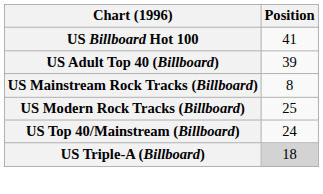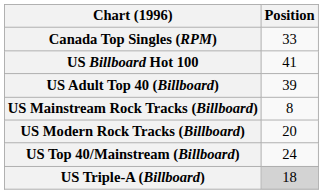+ row: (133, 39)
(290, 108) 25 -> (290, 131) 20
